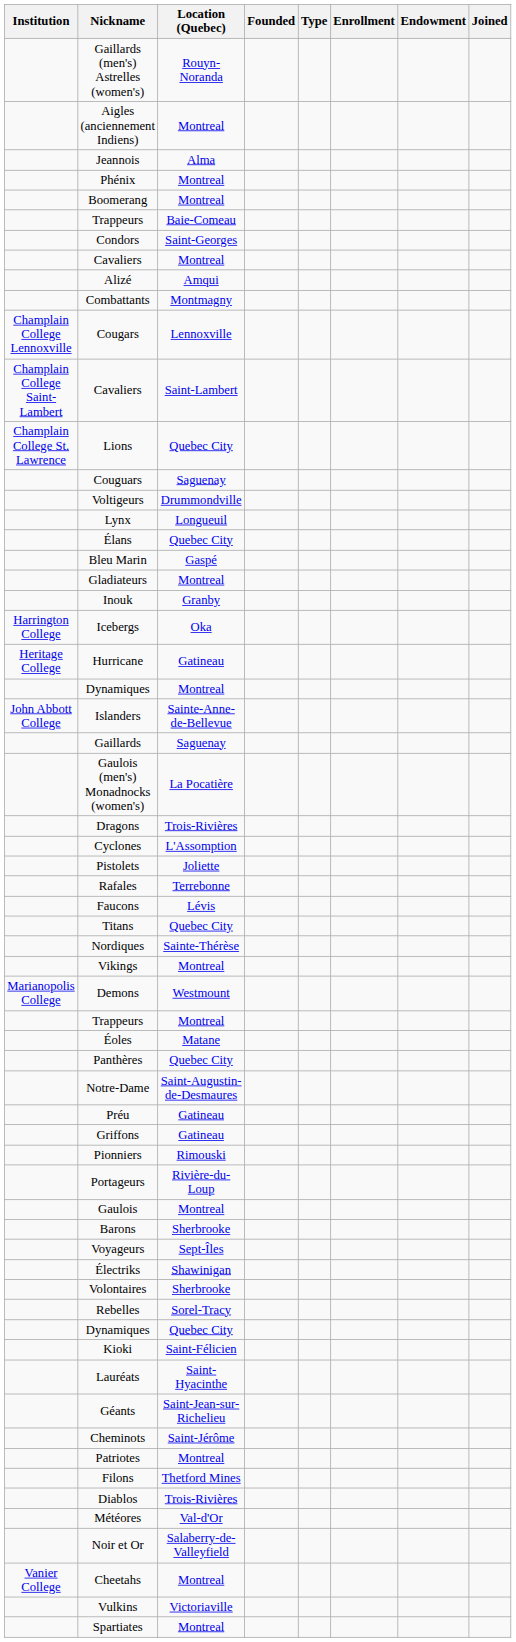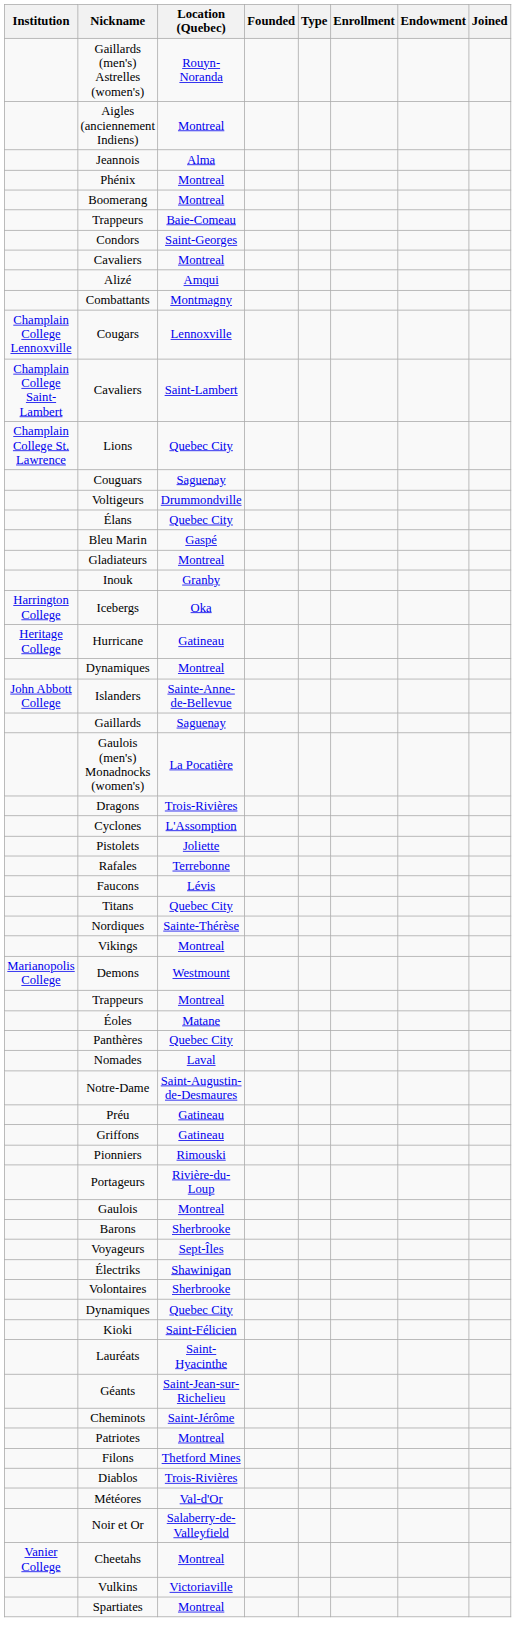- row: (118, 520)
+ row: (118, 1060)
- row: (118, 1309)
